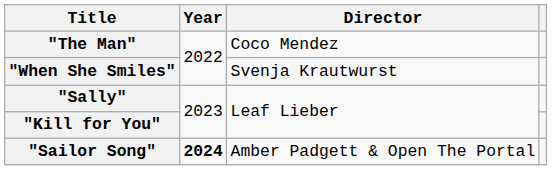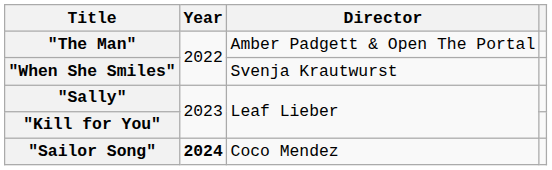(285, 45) Coco Mendez -> (383, 45) Amber Padgett & Open The Portal
(383, 151) Amber Padgett & Open The Portal -> (285, 151) Coco Mendez
